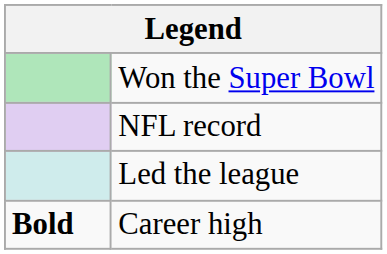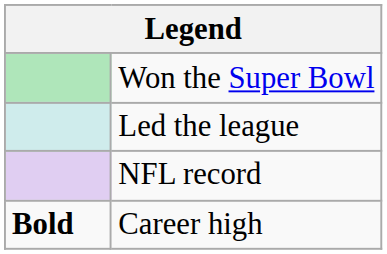rows swapped: (209, 175) <-> (190, 126)
